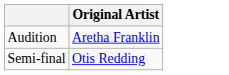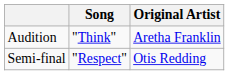+ column: (99, 15)
